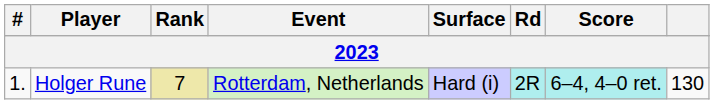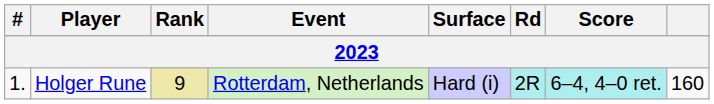(180, 83) 7 -> (180, 83) 9
(688, 83) 130 -> (688, 83) 160
